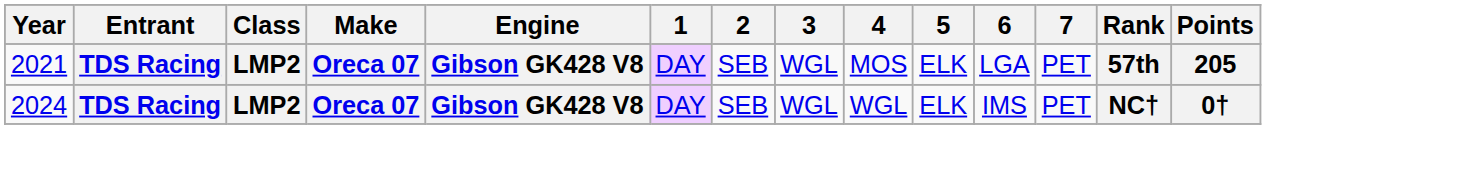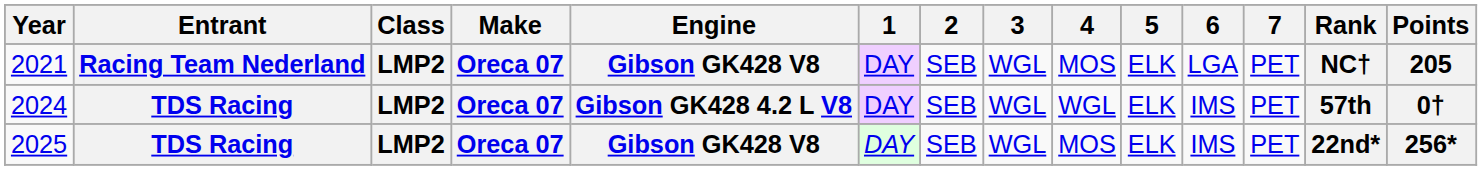(150, 64) TDS Racing -> (222, 64) Racing Team Nederland
(1134, 64) 57th -> (1346, 64) NC†
(537, 104) Gibson GK428 V8 -> (714, 104) Gibson GK428 4.2 L V8
(1134, 104) NC† -> (1346, 104) 57th
+ row: (39, 144)
